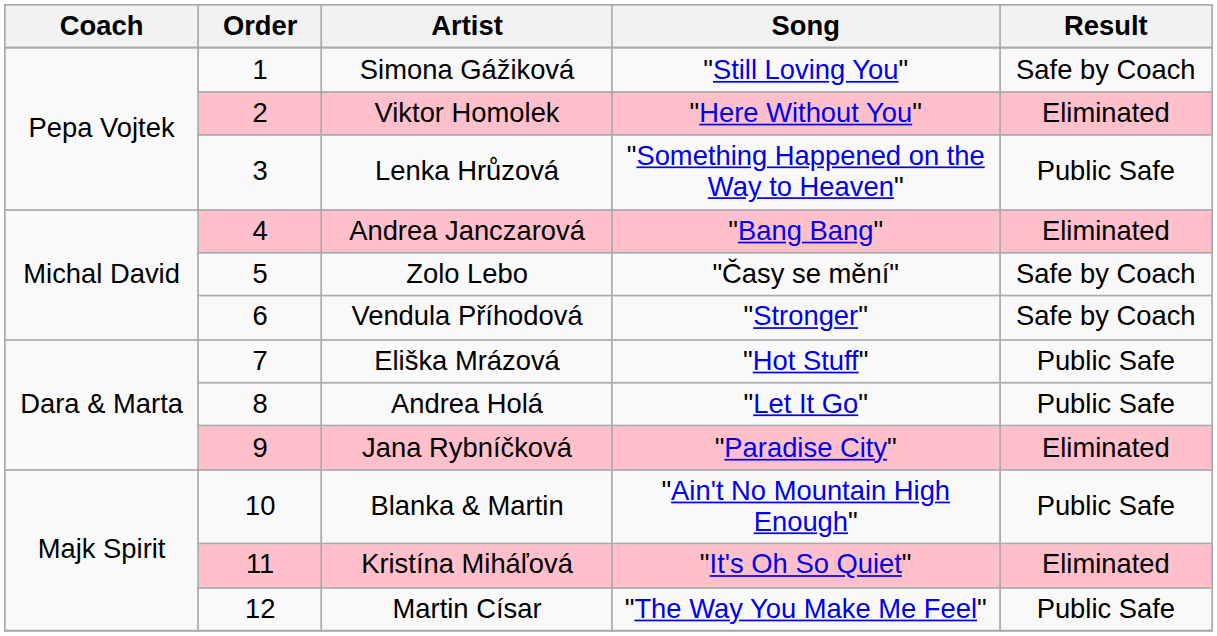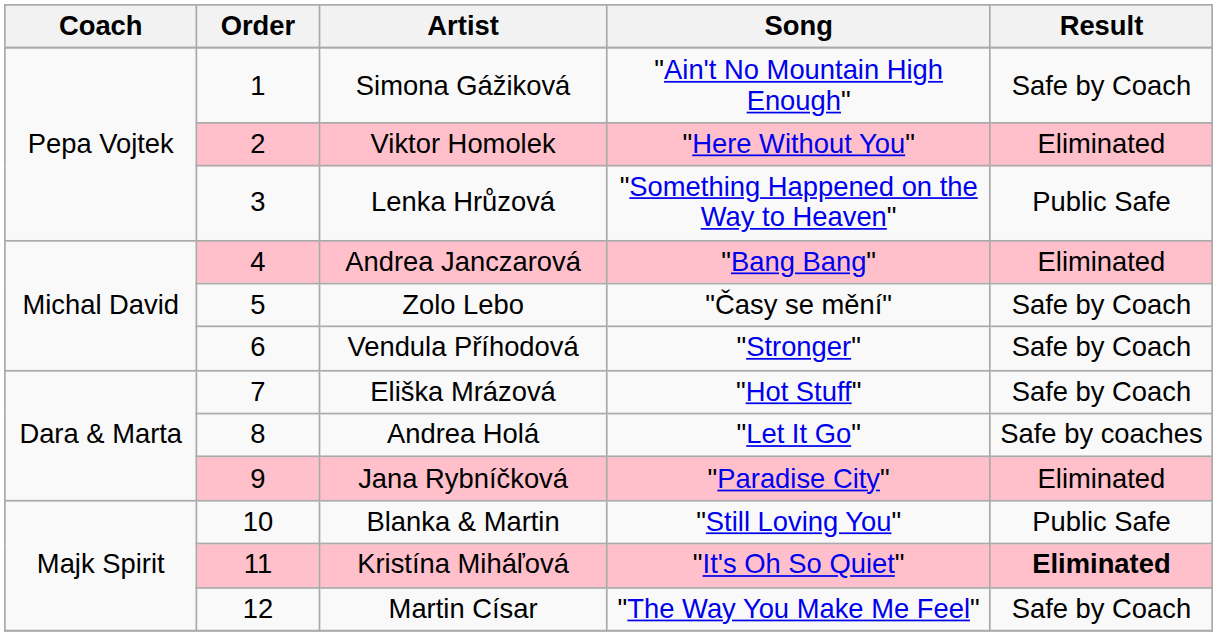(806, 69) "Still Loving You" -> (799, 84) "Ain't No Mountain High Enough"
(1106, 360) Public Safe -> (1101, 391) Safe by Coach
(1106, 404) Public Safe -> (1101, 434) Safe by coaches
(806, 506) "Ain't No Mountain High Enough" -> (799, 521) "Still Loving You"
(1106, 565) normal -> (1101, 565) bold
(1106, 608) Public Safe -> (1101, 608) Safe by Coach
